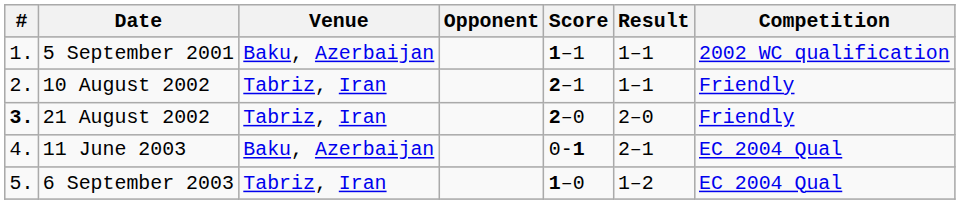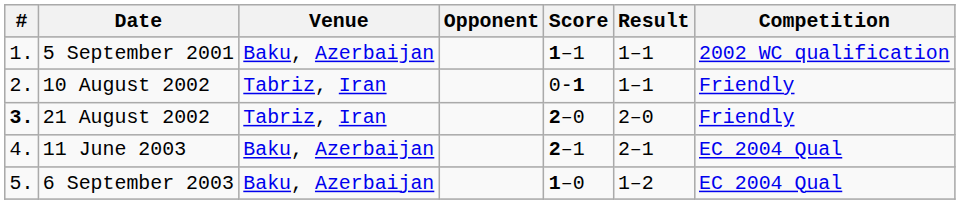(567, 86) 2–1 -> (567, 86) 0-1
(567, 151) 0-1 -> (567, 151) 2–1
(315, 183) Tabriz, Iran -> (339, 183) Baku, Azerbaijan
